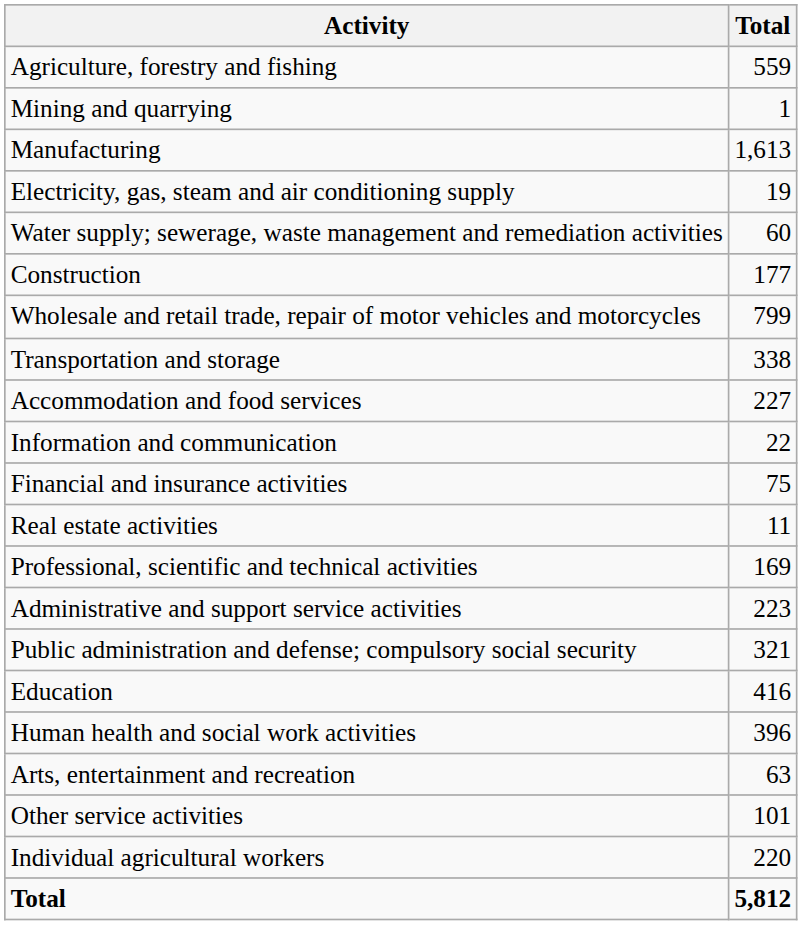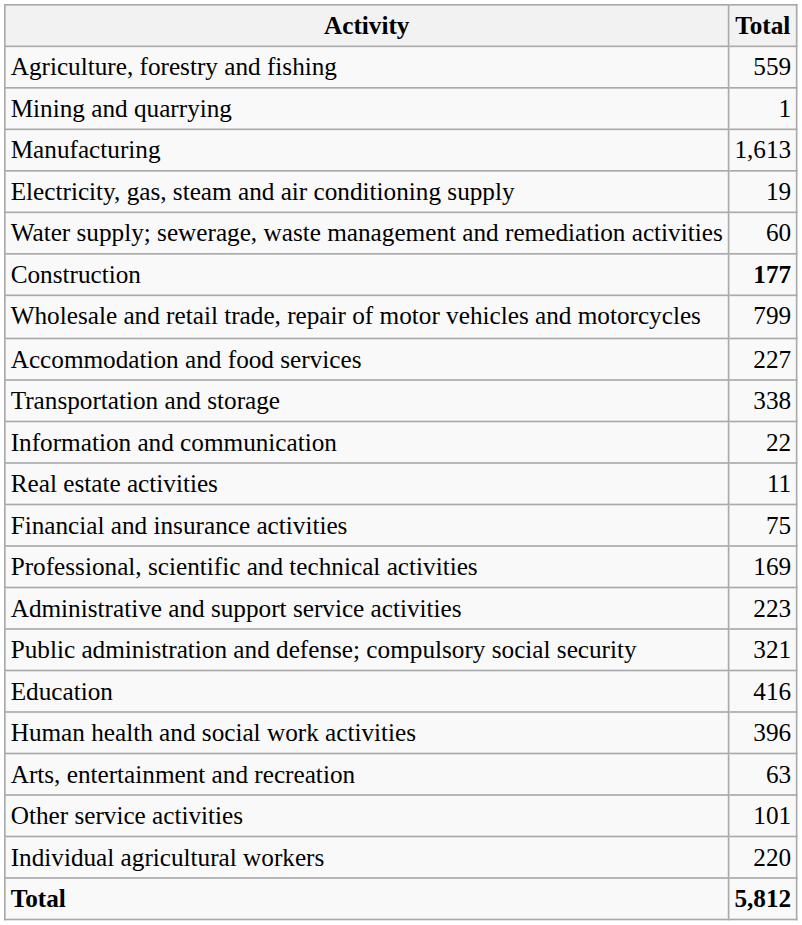(772, 275) normal -> (772, 275) bold
rows swapped: (145, 358) <-> (186, 399)
rows swapped: (179, 483) <-> (114, 524)
